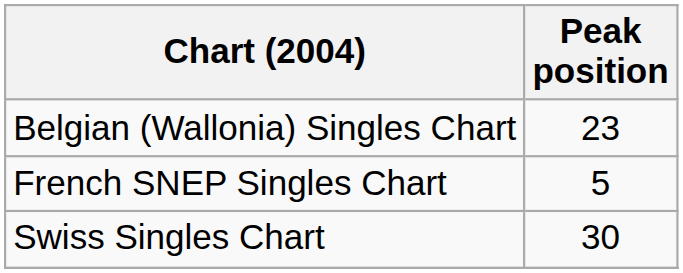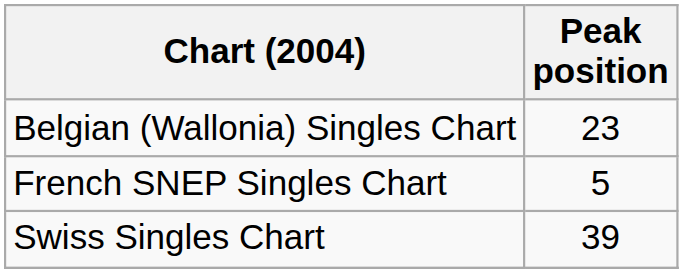(601, 238) 30 -> (601, 238) 39
